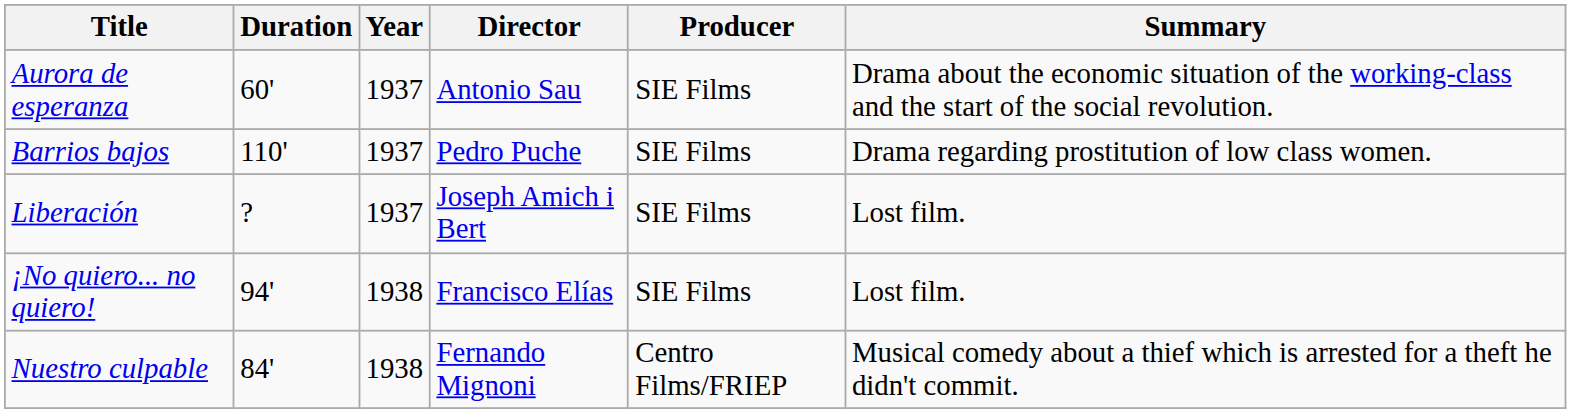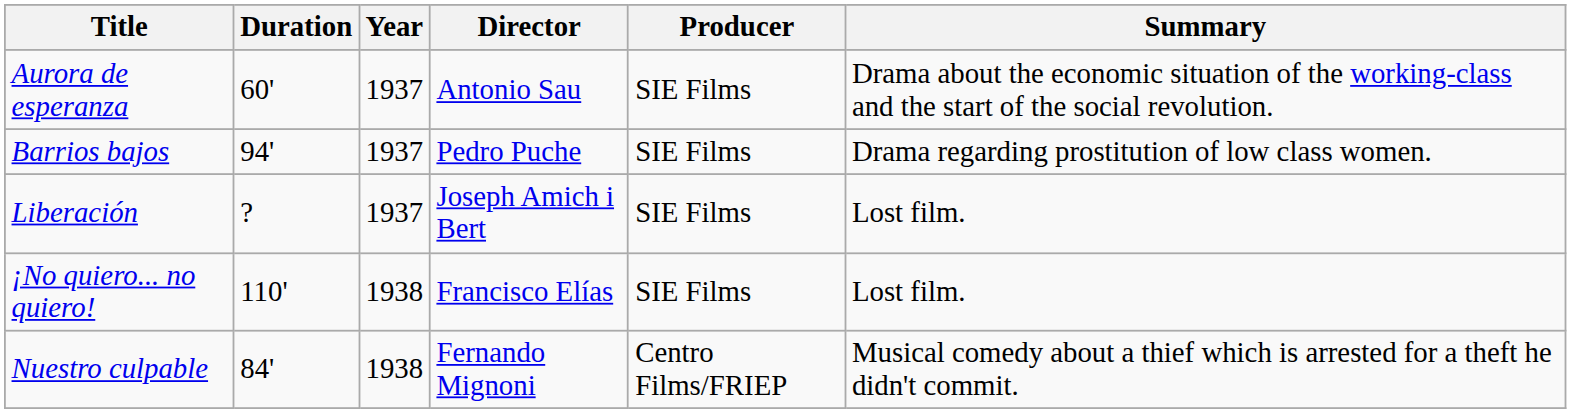(264, 151) 110' -> (257, 151) 94'
(257, 291) 94' -> (264, 291) 110'
